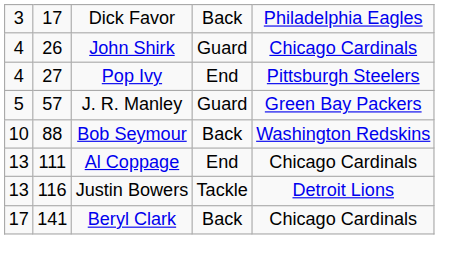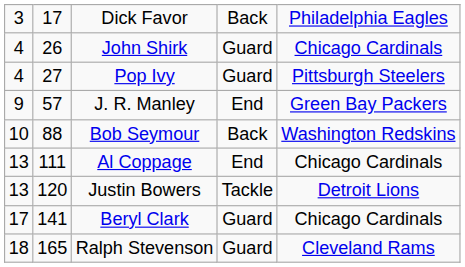(222, 76) End -> (247, 76) Guard
(19, 104) 5 -> (19, 104) 9
(222, 104) Guard -> (247, 104) End
(52, 190) 116 -> (52, 190) 120
(222, 219) Back -> (247, 219) Guard
+ row: (145, 248)
